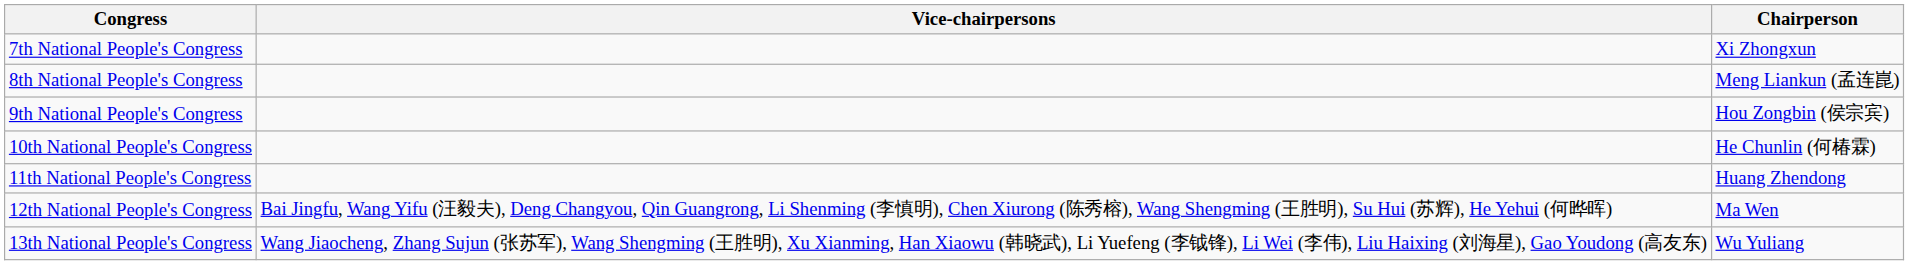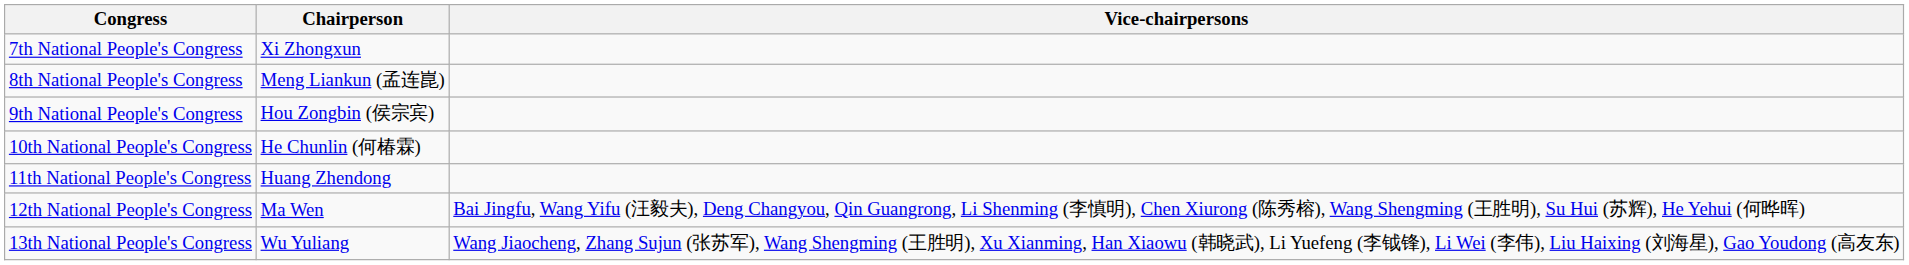columns swapped: (1808, 19) <-> (984, 19)
